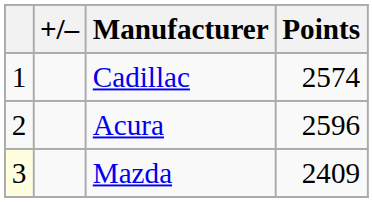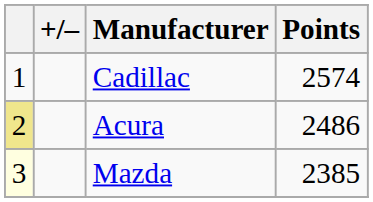(19, 124) no background -> (19, 124) khaki background
(331, 124) 2596 -> (331, 124) 2486
(331, 173) 2409 -> (331, 173) 2385
